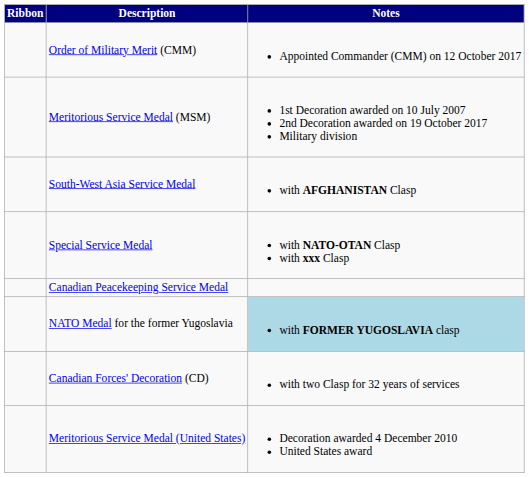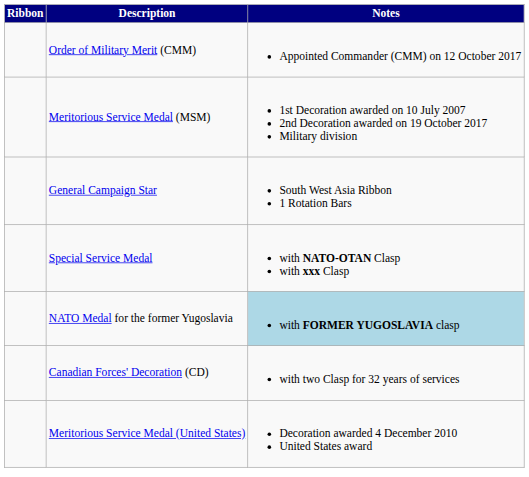- row: (122, 184)
+ row: (103, 190)
- row: (139, 287)
